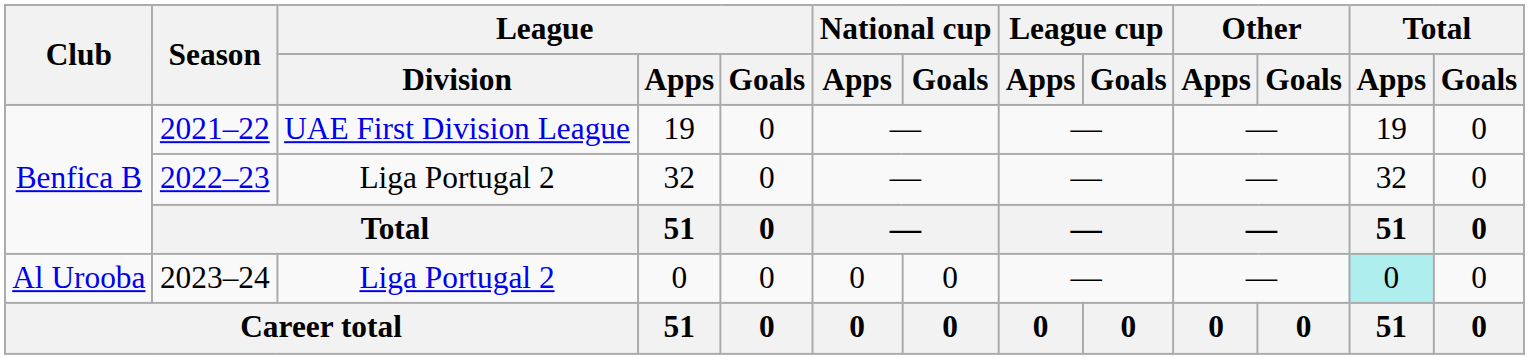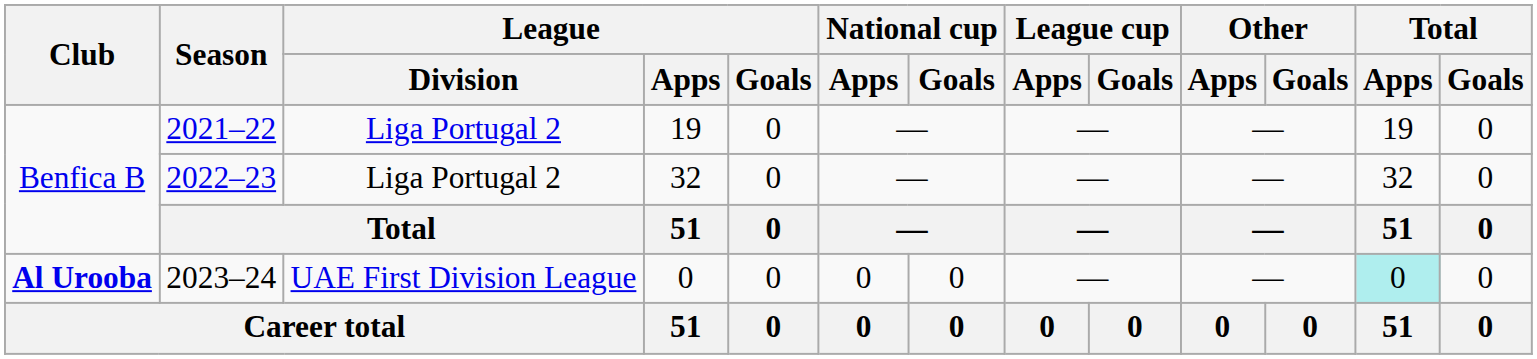(457, 128) UAE First Division League -> (463, 128) Liga Portugal 2
(79, 278) normal -> (82, 278) bold
(457, 278) Liga Portugal 2 -> (463, 278) UAE First Division League
